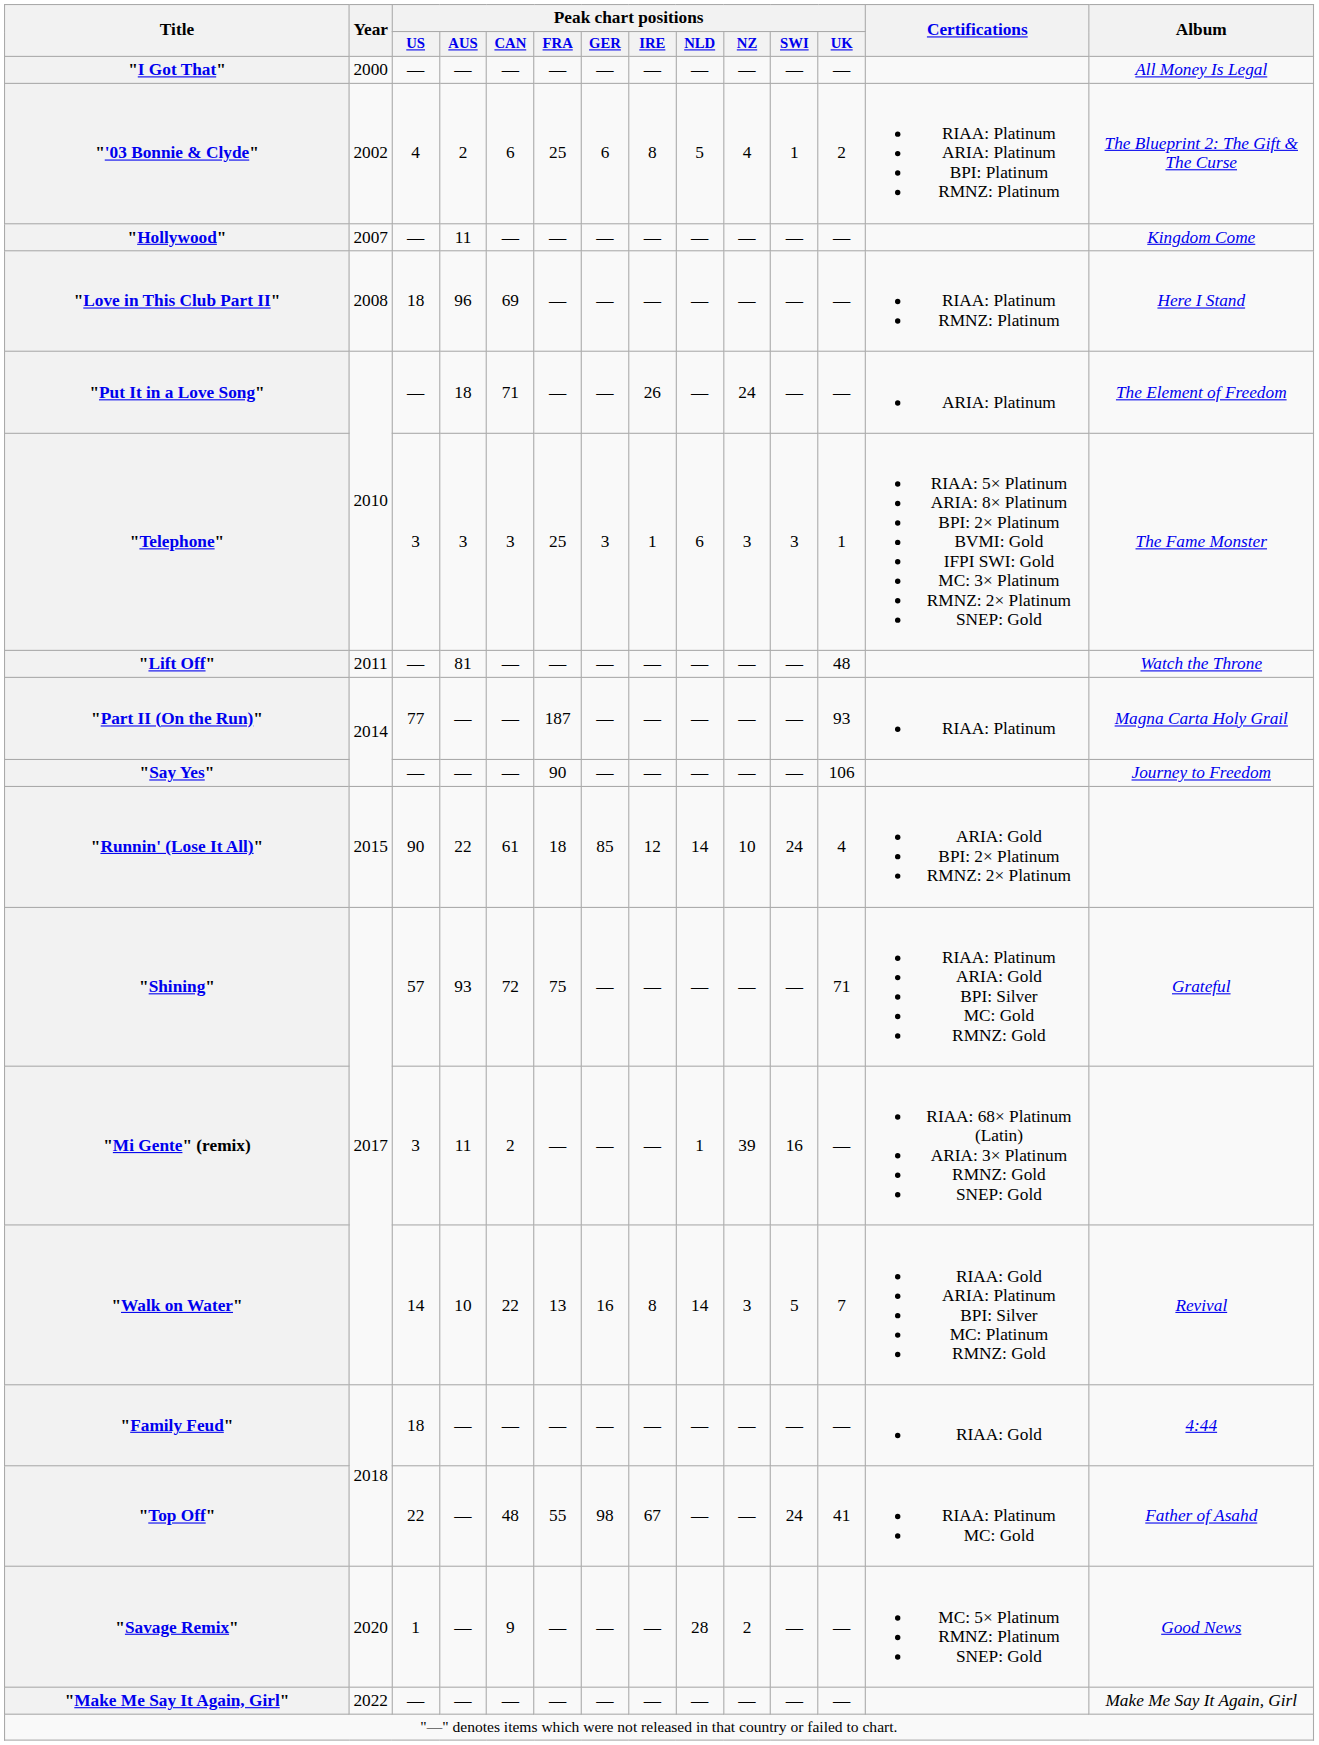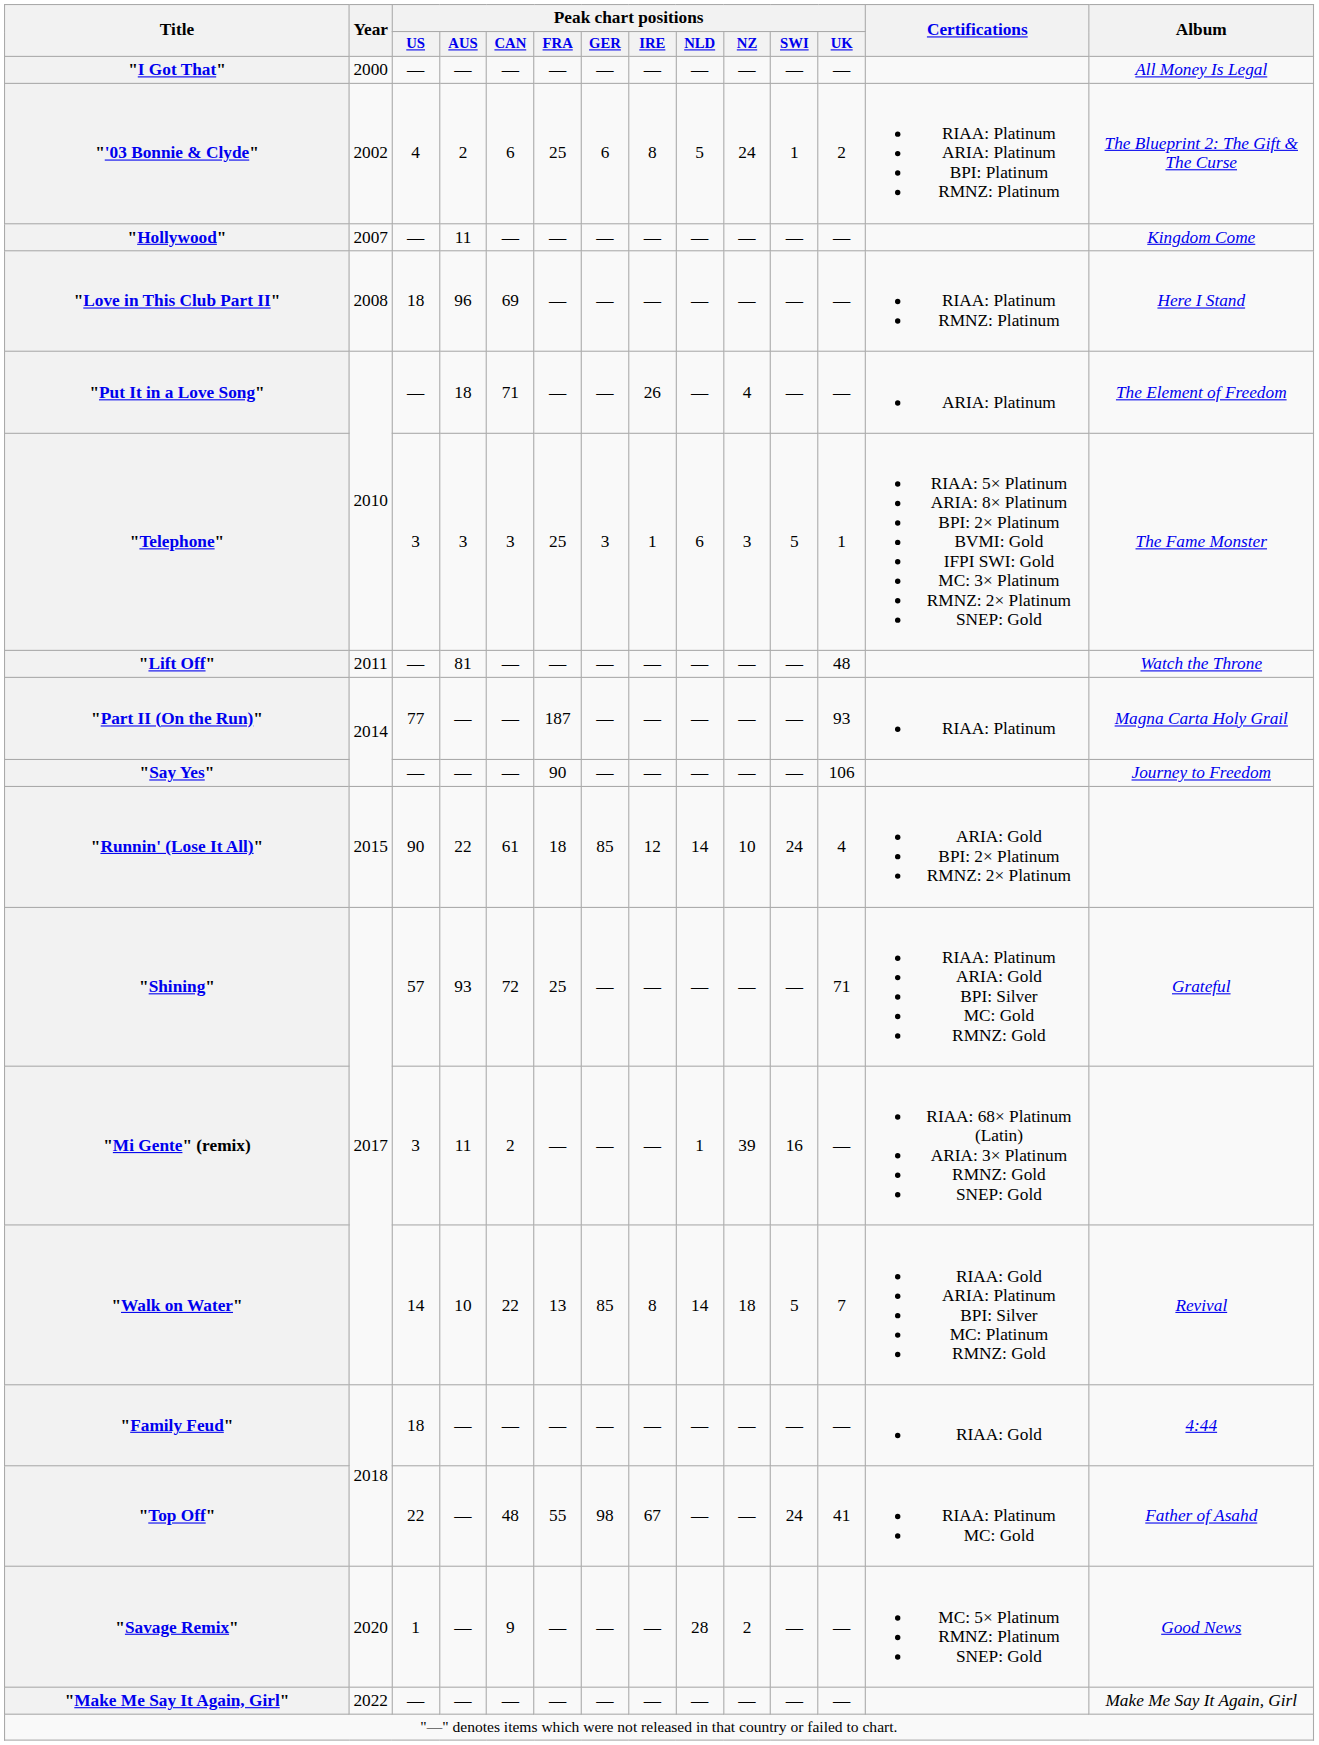(747, 153) 4 -> (747, 153) 24
(747, 392) 24 -> (747, 392) 4
(794, 541) 3 -> (794, 541) 5
(558, 986) 75 -> (558, 986) 25
(605, 1304) 16 -> (605, 1304) 85
(747, 1304) 3 -> (747, 1304) 18
